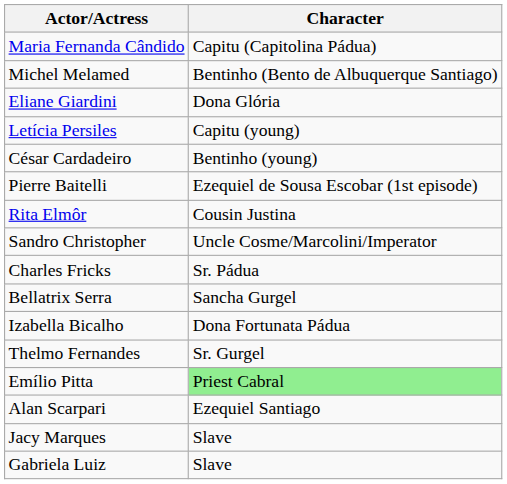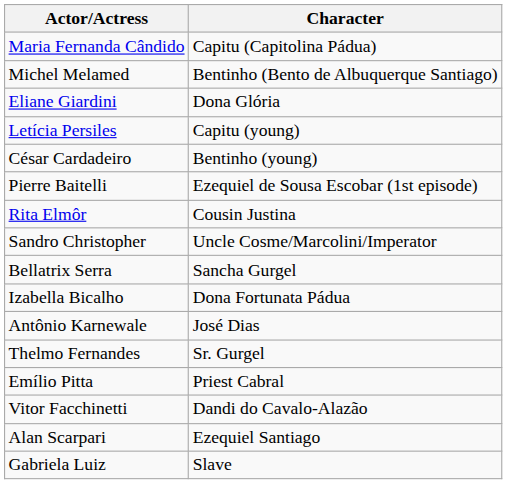- row: (60, 269)
+ row: (78, 325)
(238, 381) lightgreen background -> (238, 381) no background
+ row: (68, 409)
- row: (57, 437)
